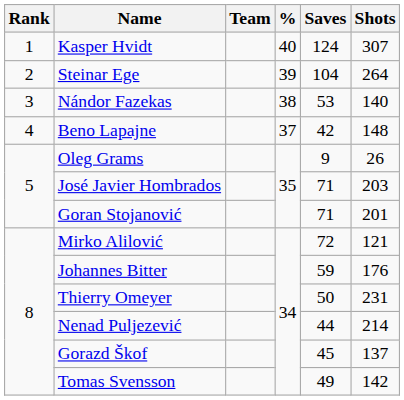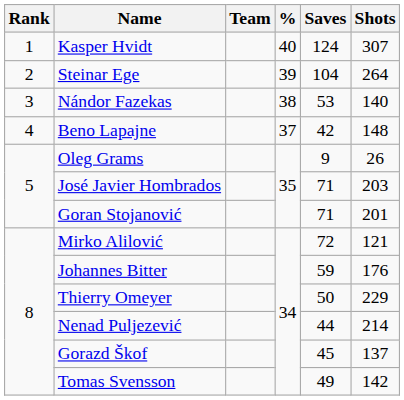(375, 297) 231 -> (375, 297) 229
